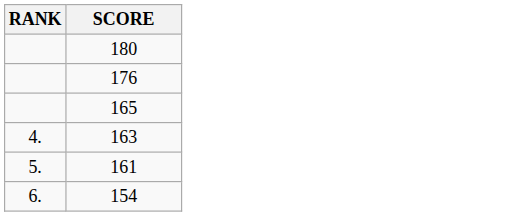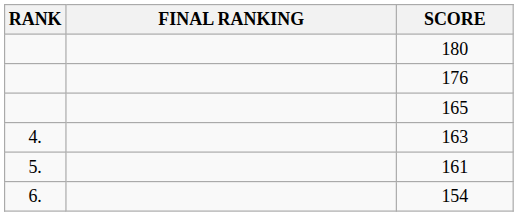+ column: (231, 19)
